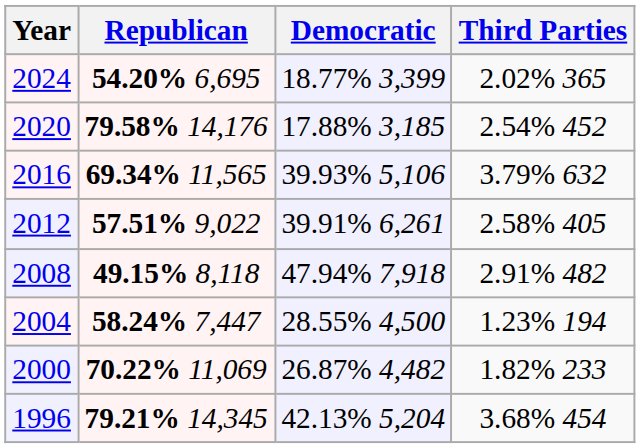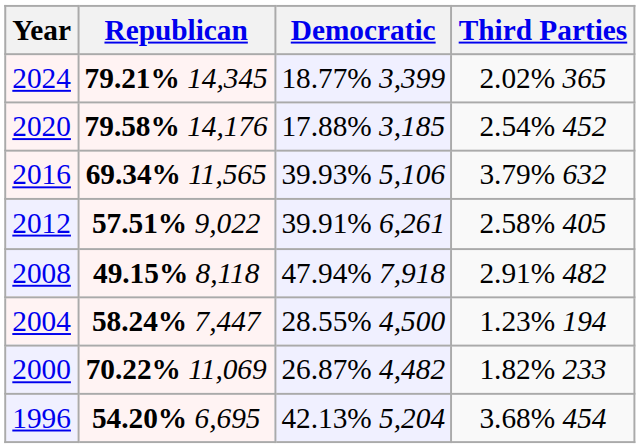(176, 78) 54.20% 6,695 -> (176, 78) 79.21% 14,345
(176, 416) 79.21% 14,345 -> (176, 416) 54.20% 6,695
